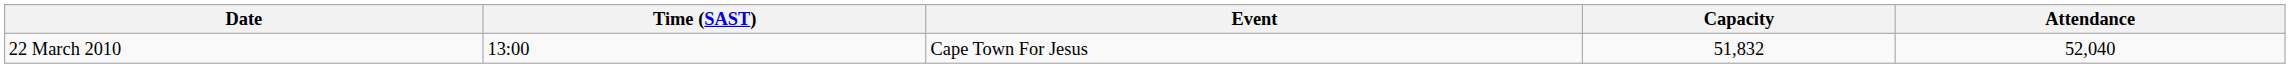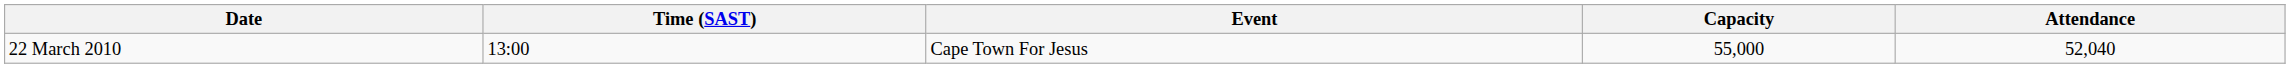(1739, 48) 51,832 -> (1739, 48) 55,000
